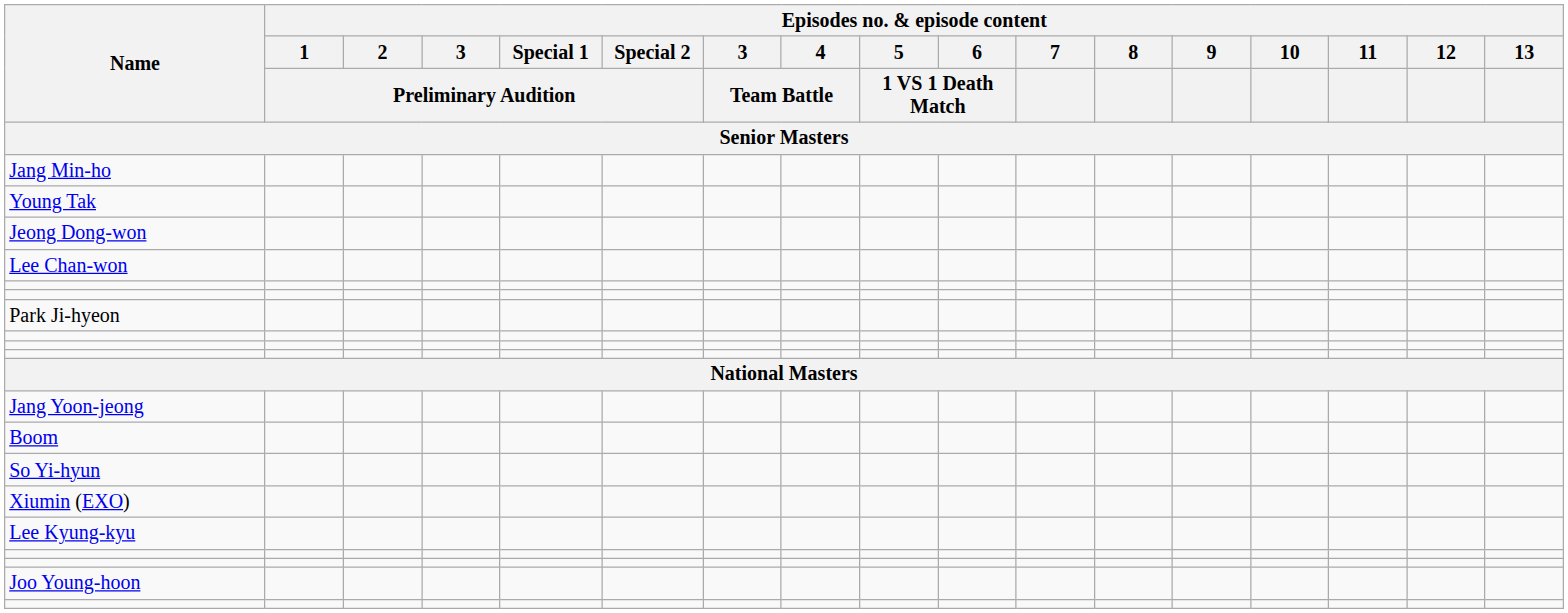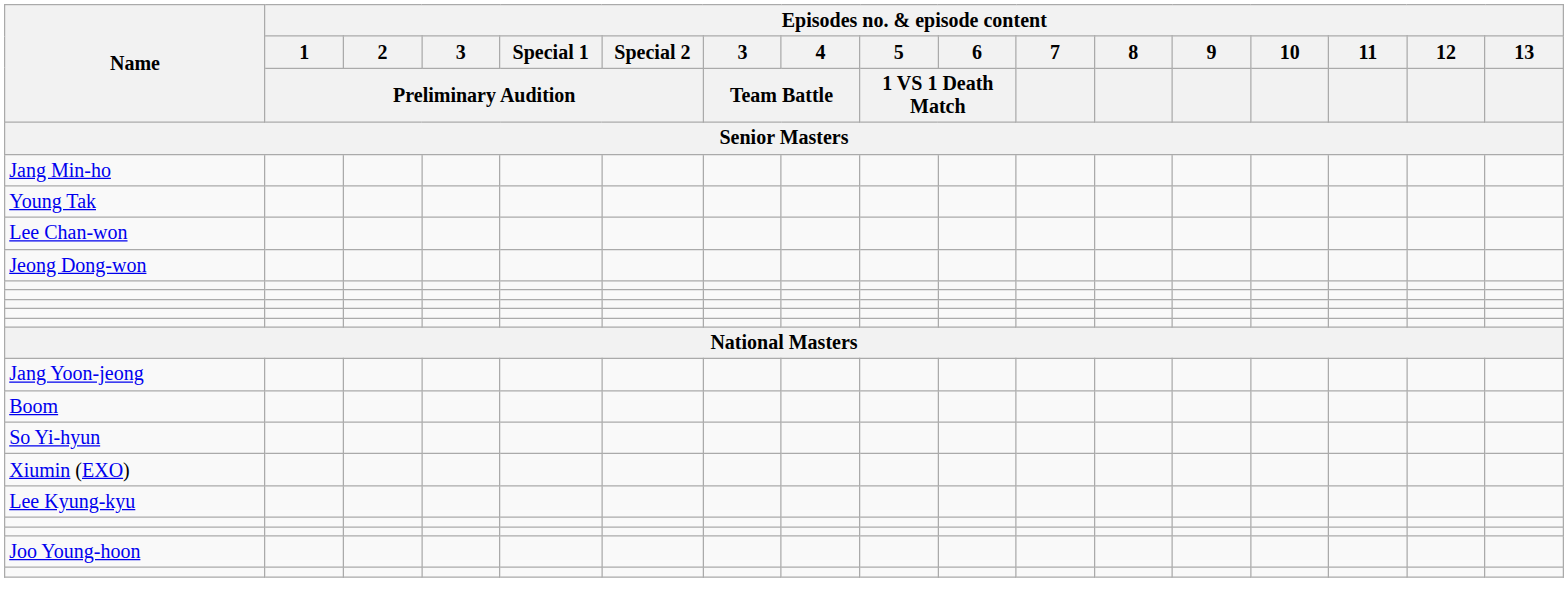rows swapped: (68, 264) <-> (78, 233)
- row: (65, 315)
